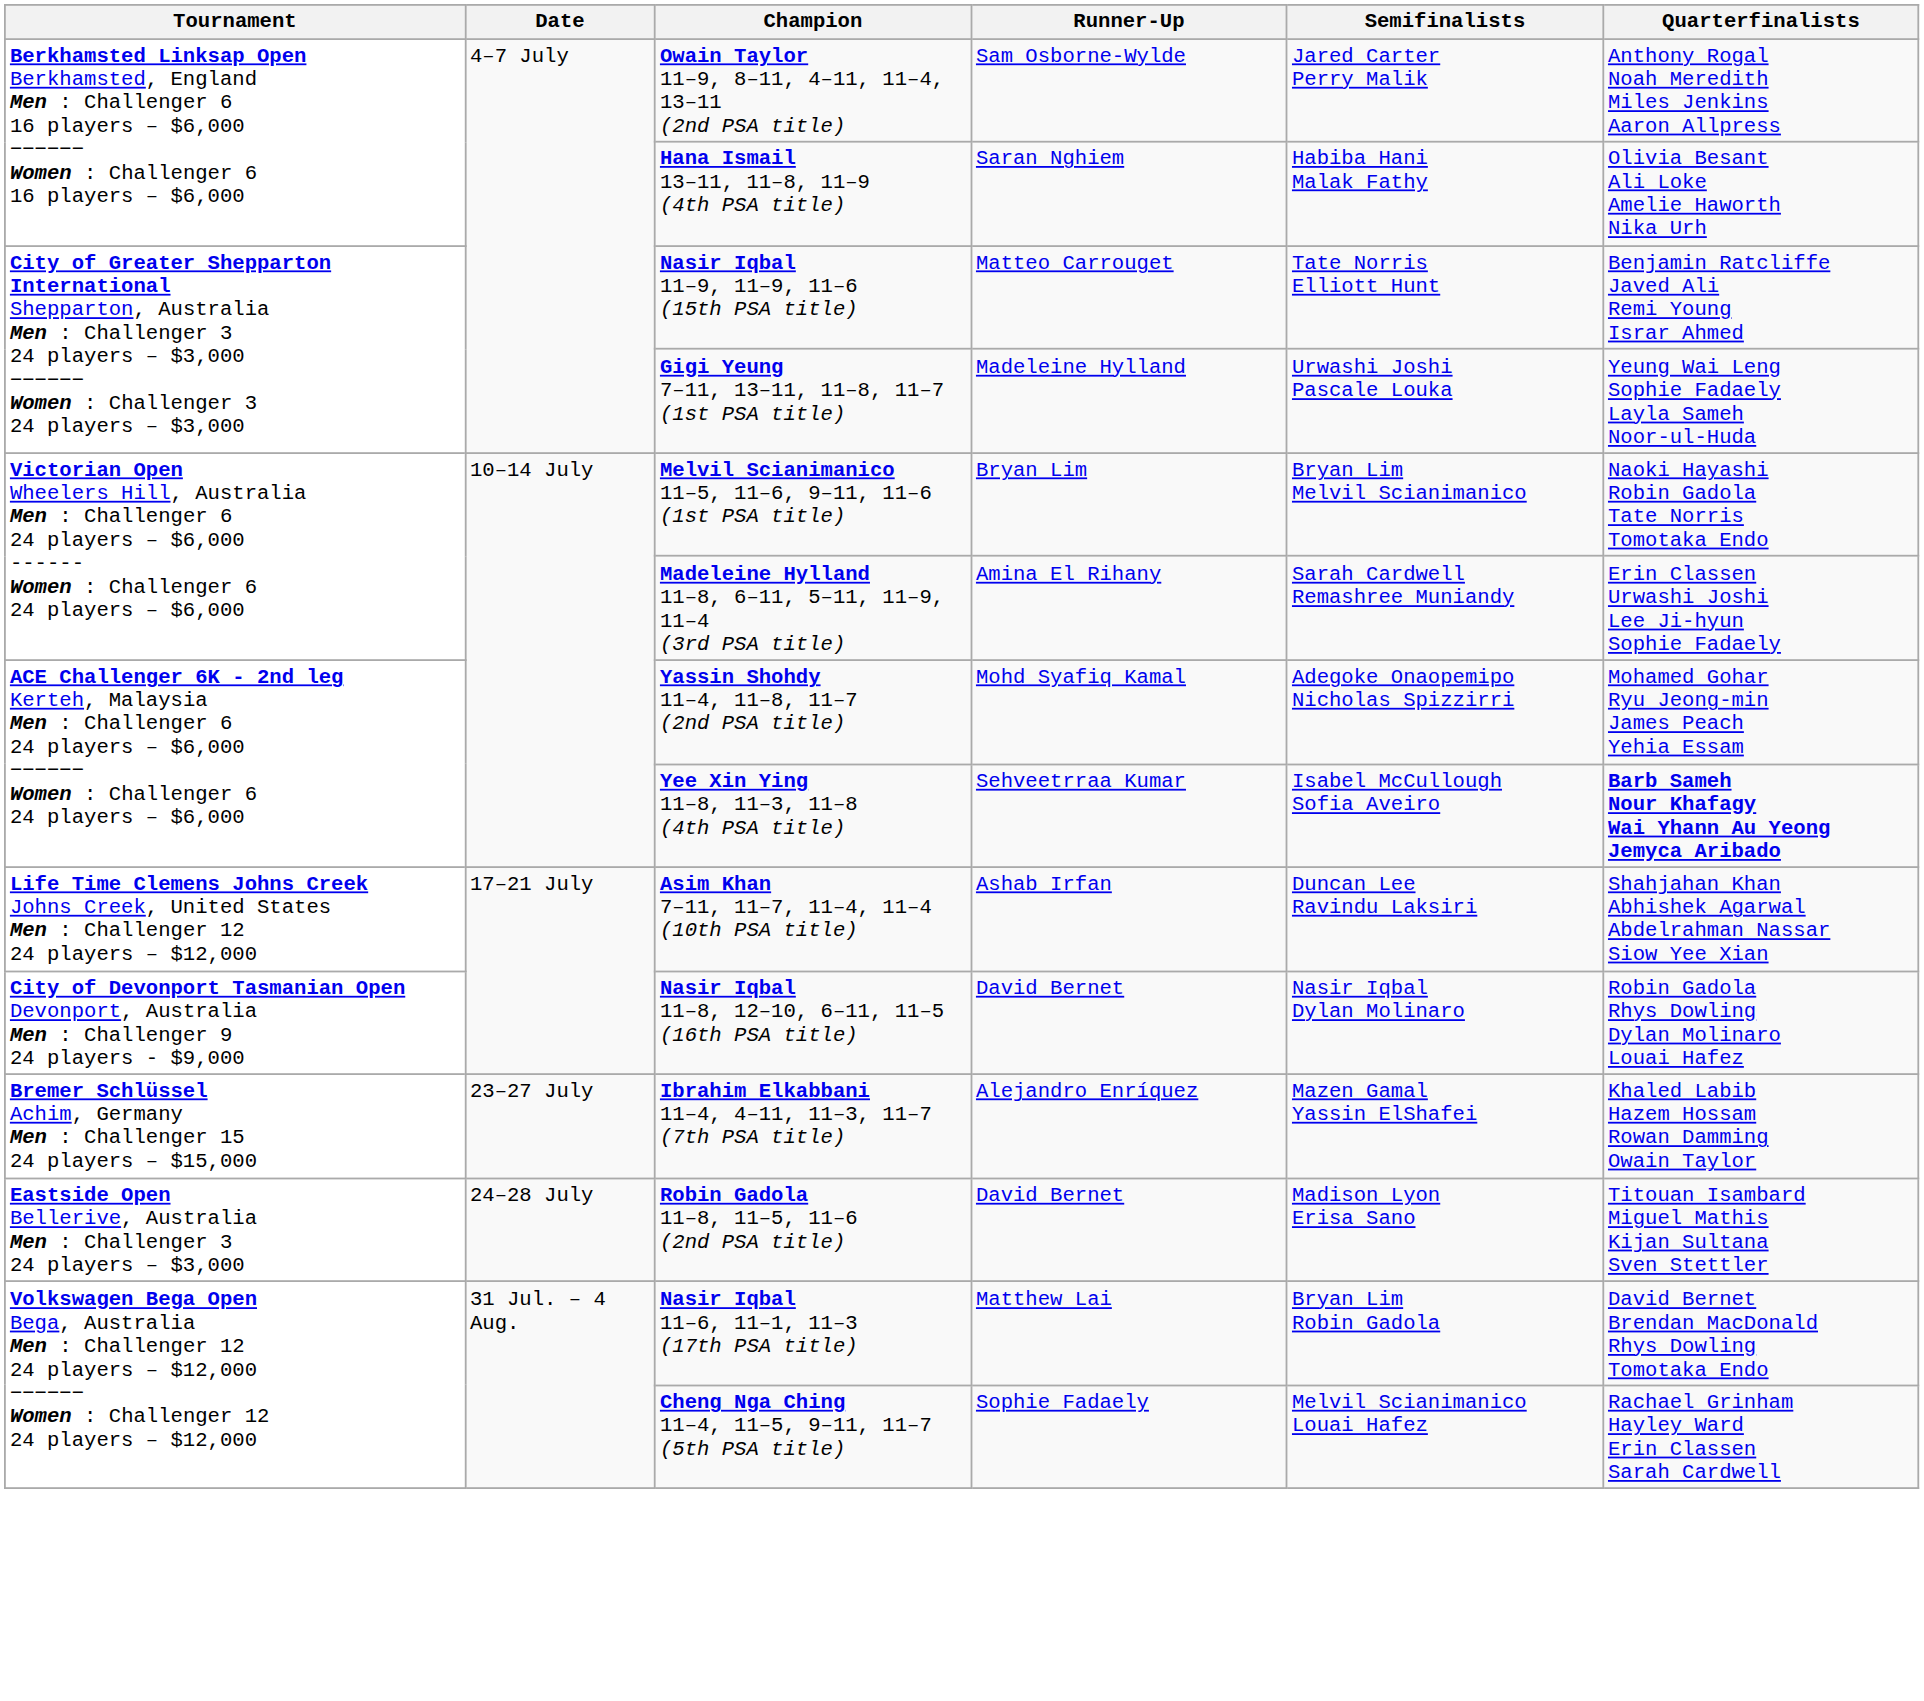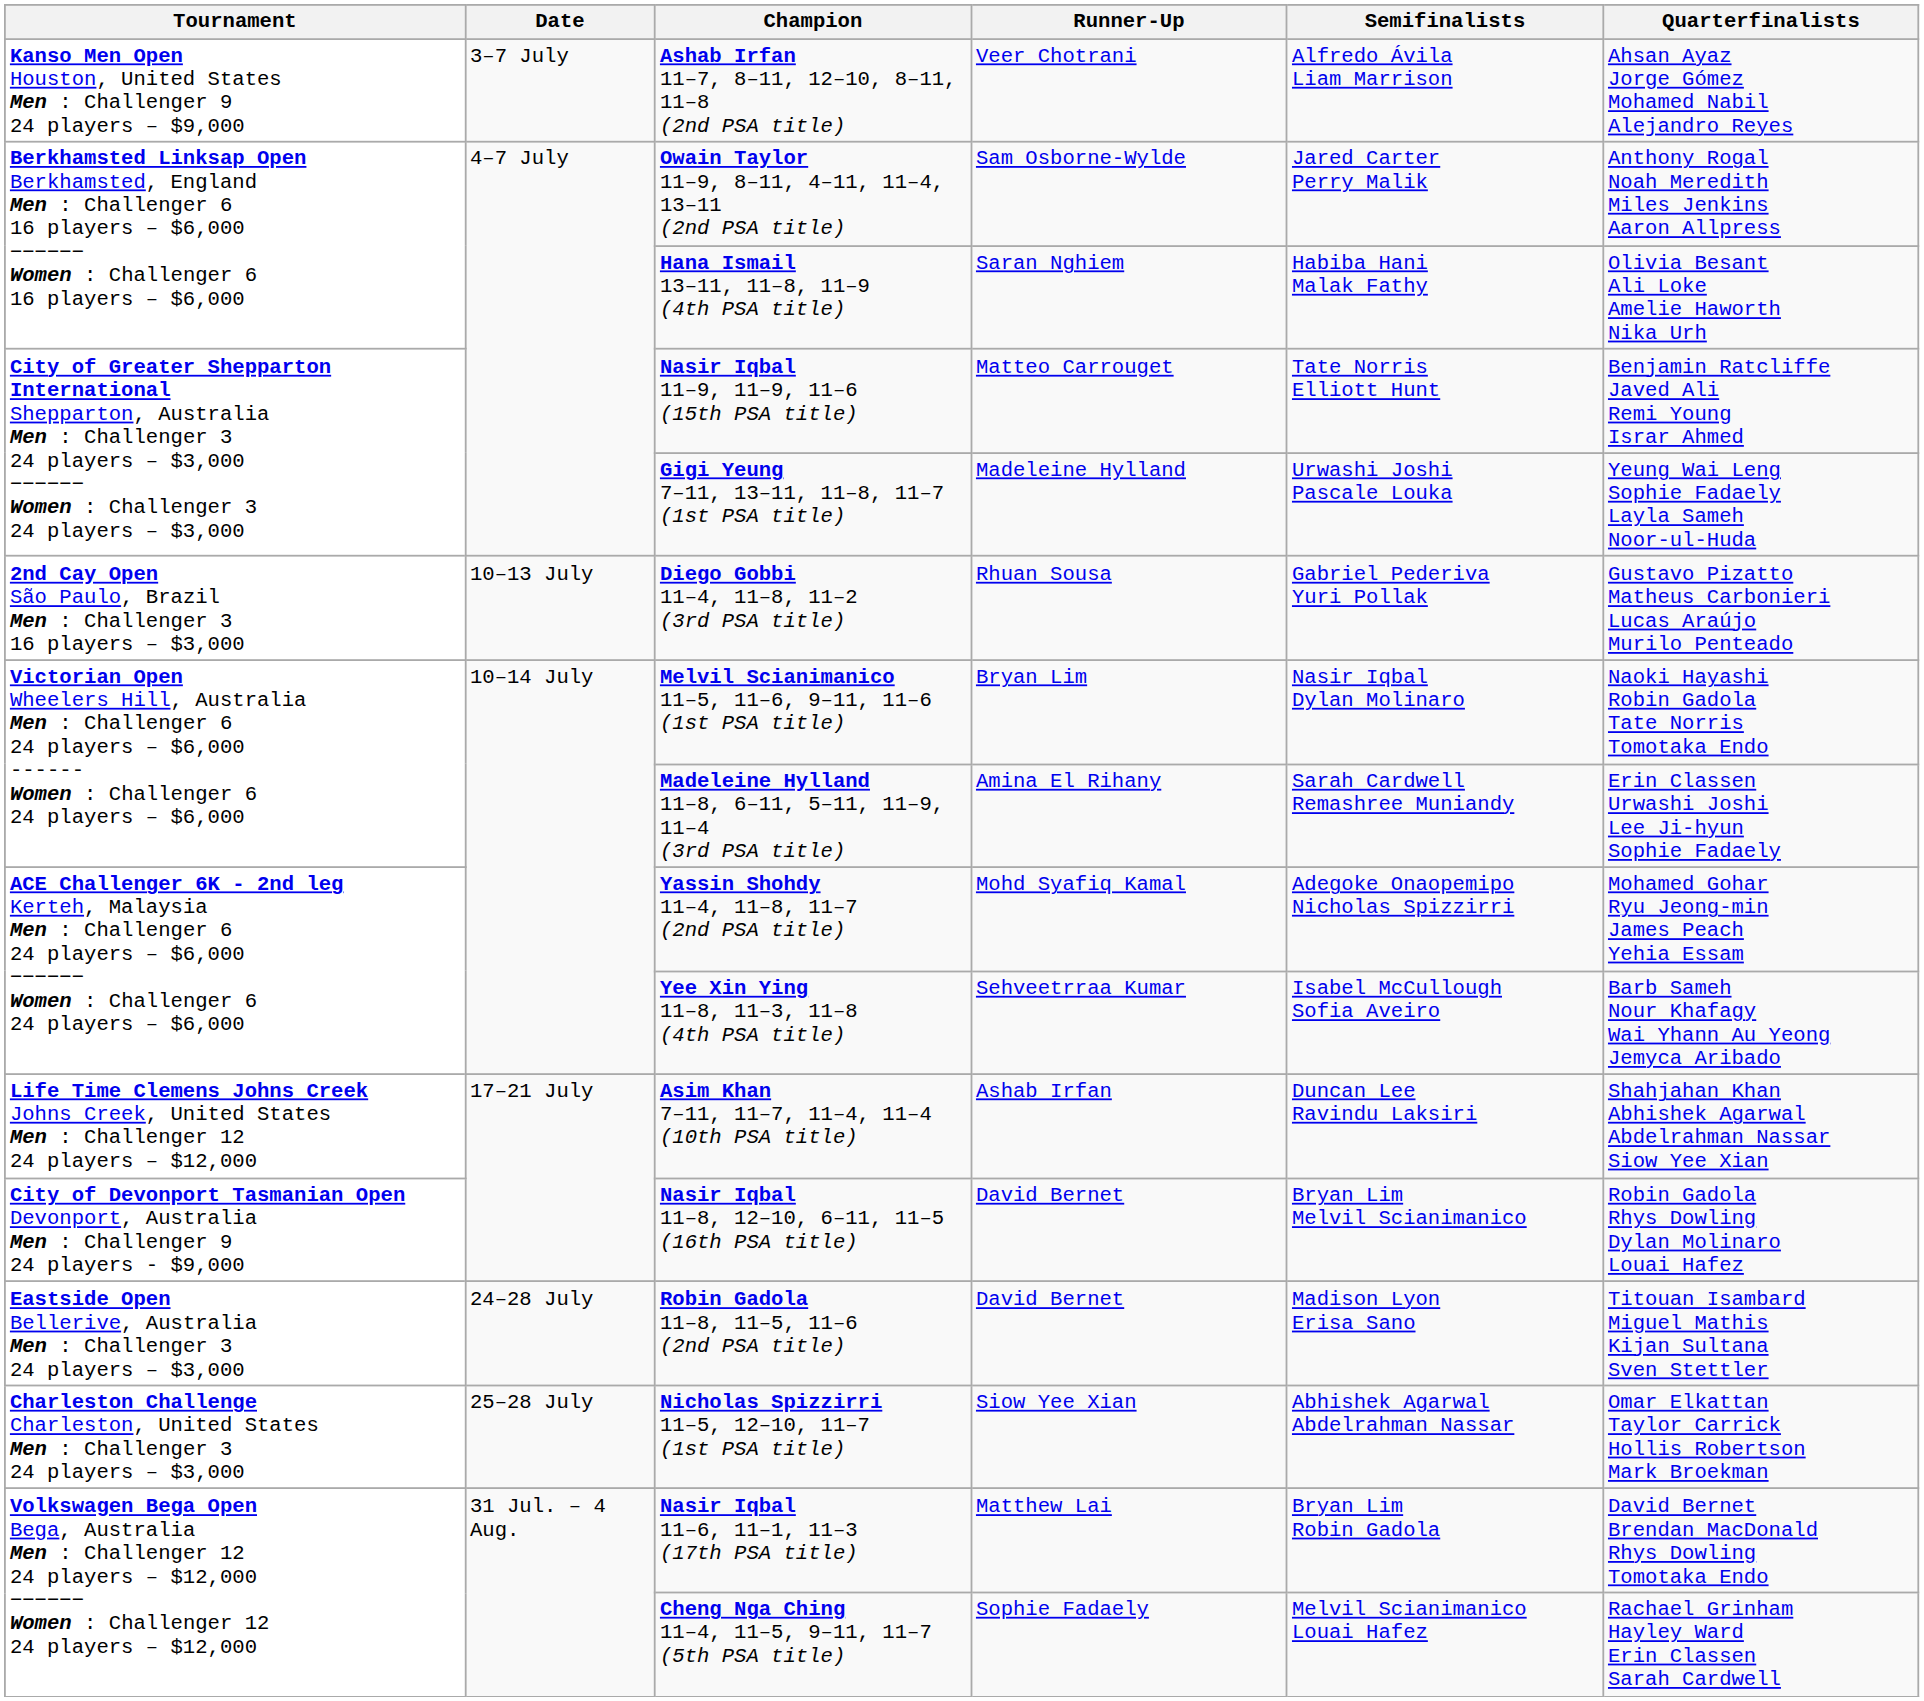+ row: (808, 91)
+ row: (759, 597)
(1409, 482) Bryan Lim Melvil Scianimanico -> (1378, 689) Nasir Iqbal Dylan Molinaro
(1719, 816) bold -> (1719, 1023) normal
(1378, 1000) Nasir Iqbal Dylan Molinaro -> (1409, 1207) Bryan Lim Melvil Scianimanico
- row: (796, 1115)
+ row: (771, 1426)
